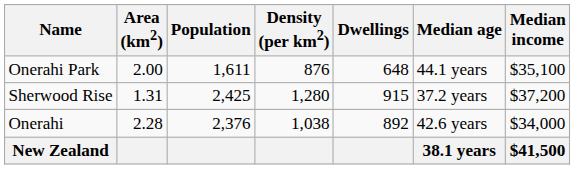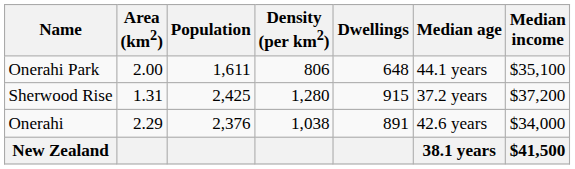(317, 69) 876 -> (317, 69) 806
(148, 123) 2.28 -> (148, 123) 2.29
(396, 123) 892 -> (396, 123) 891
